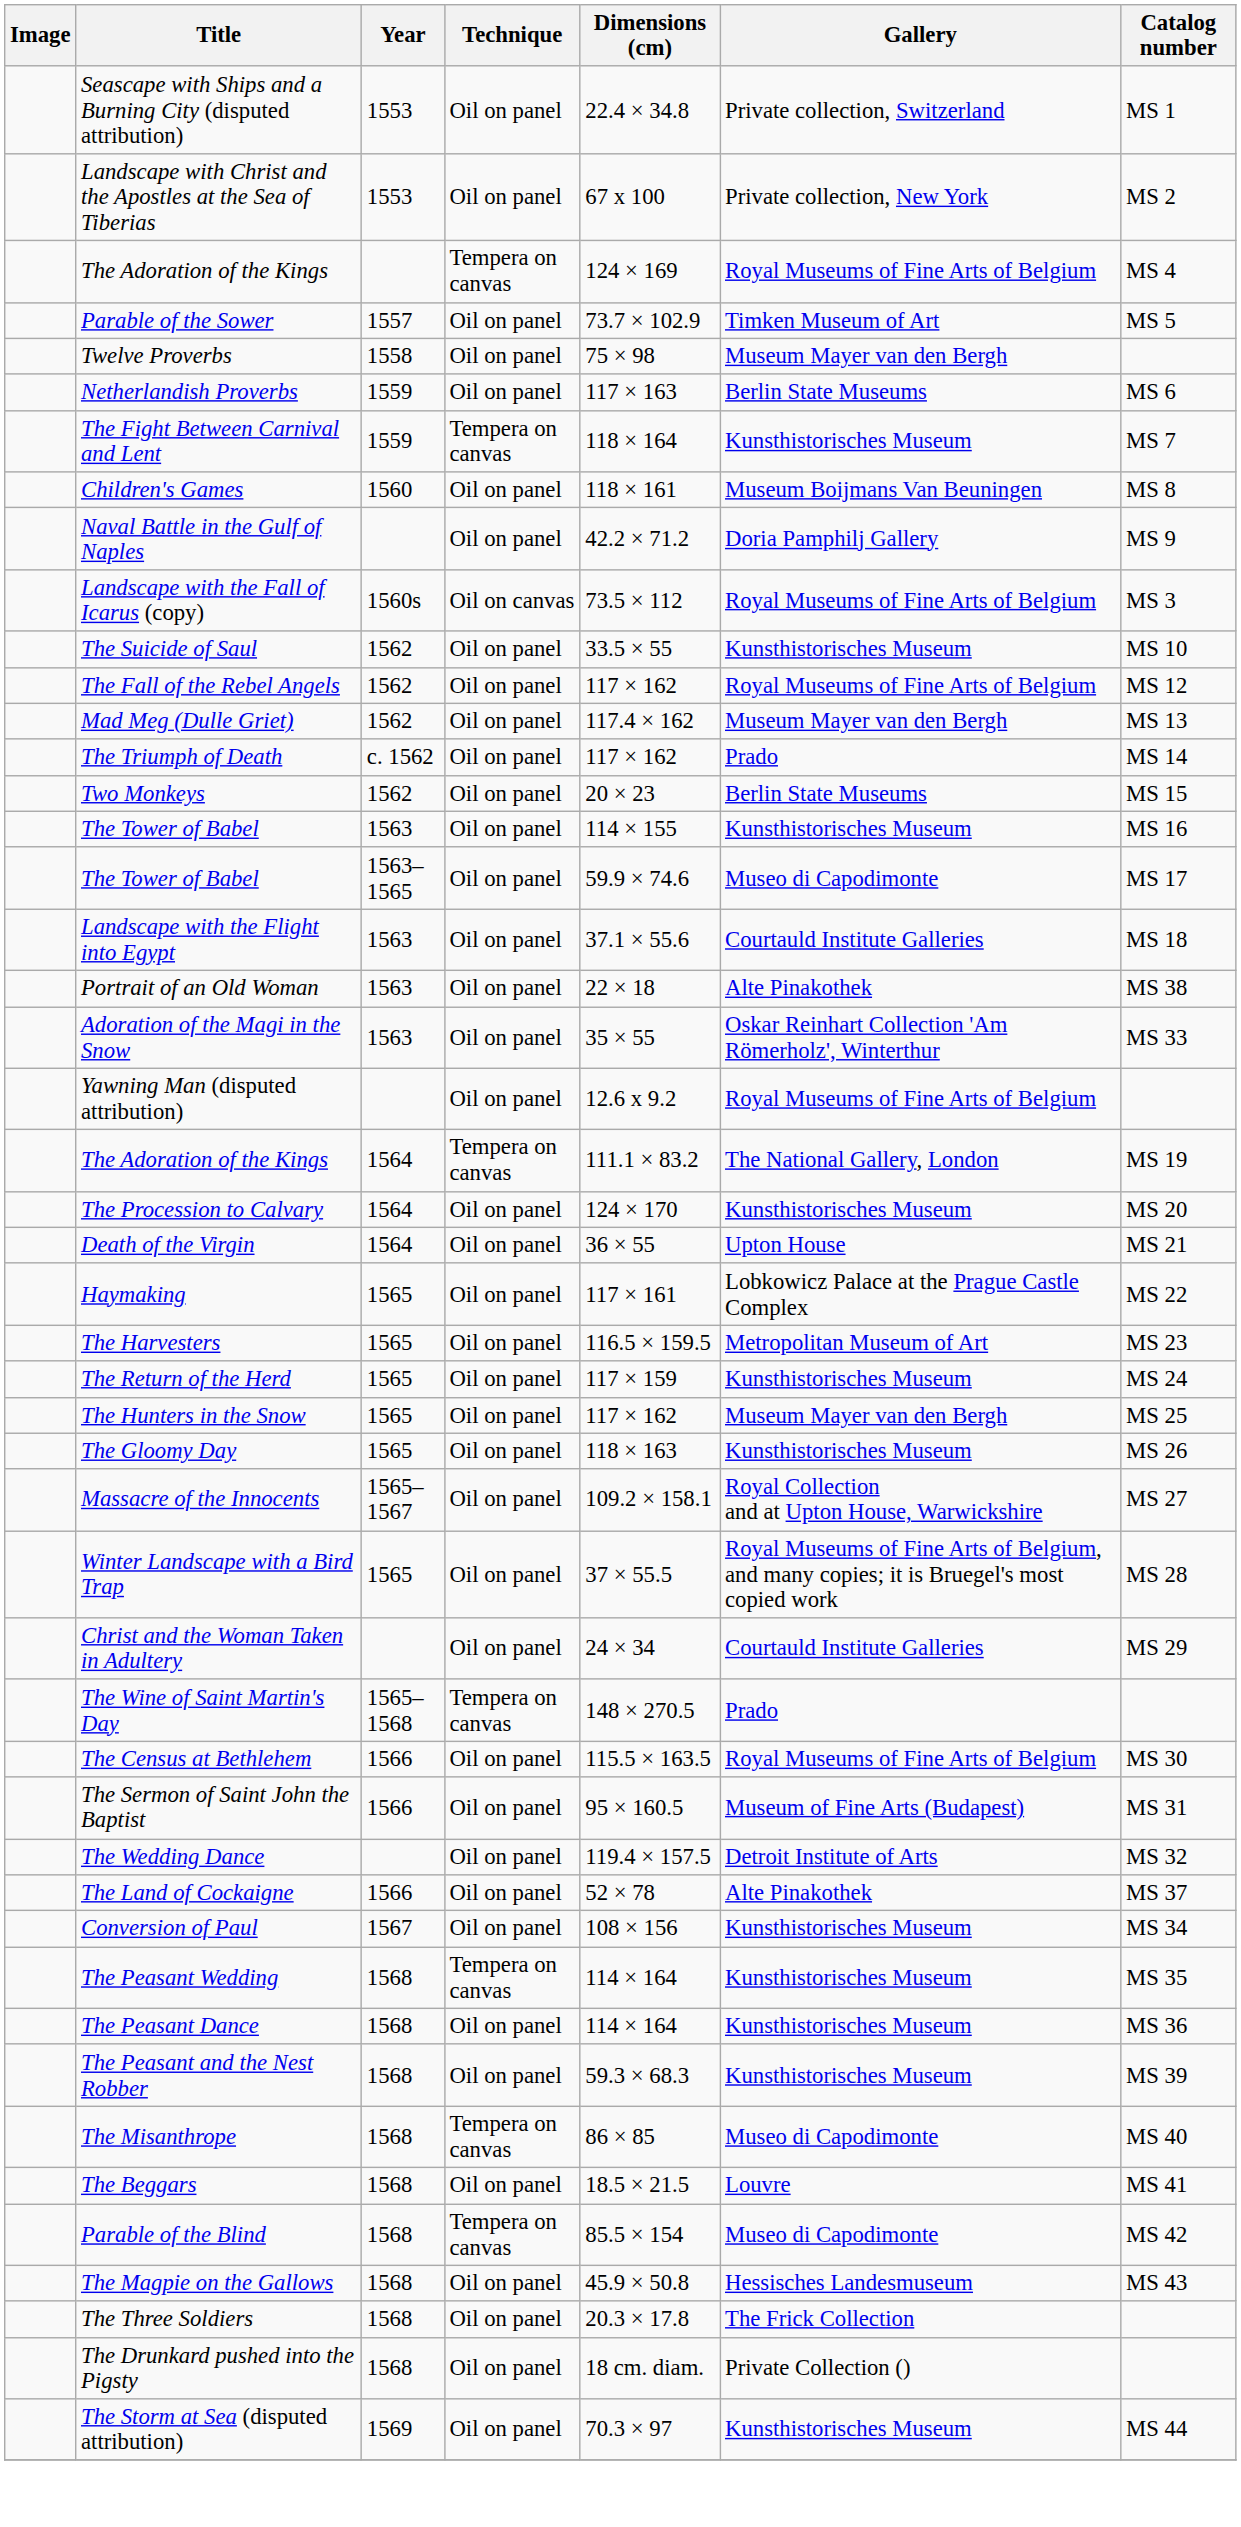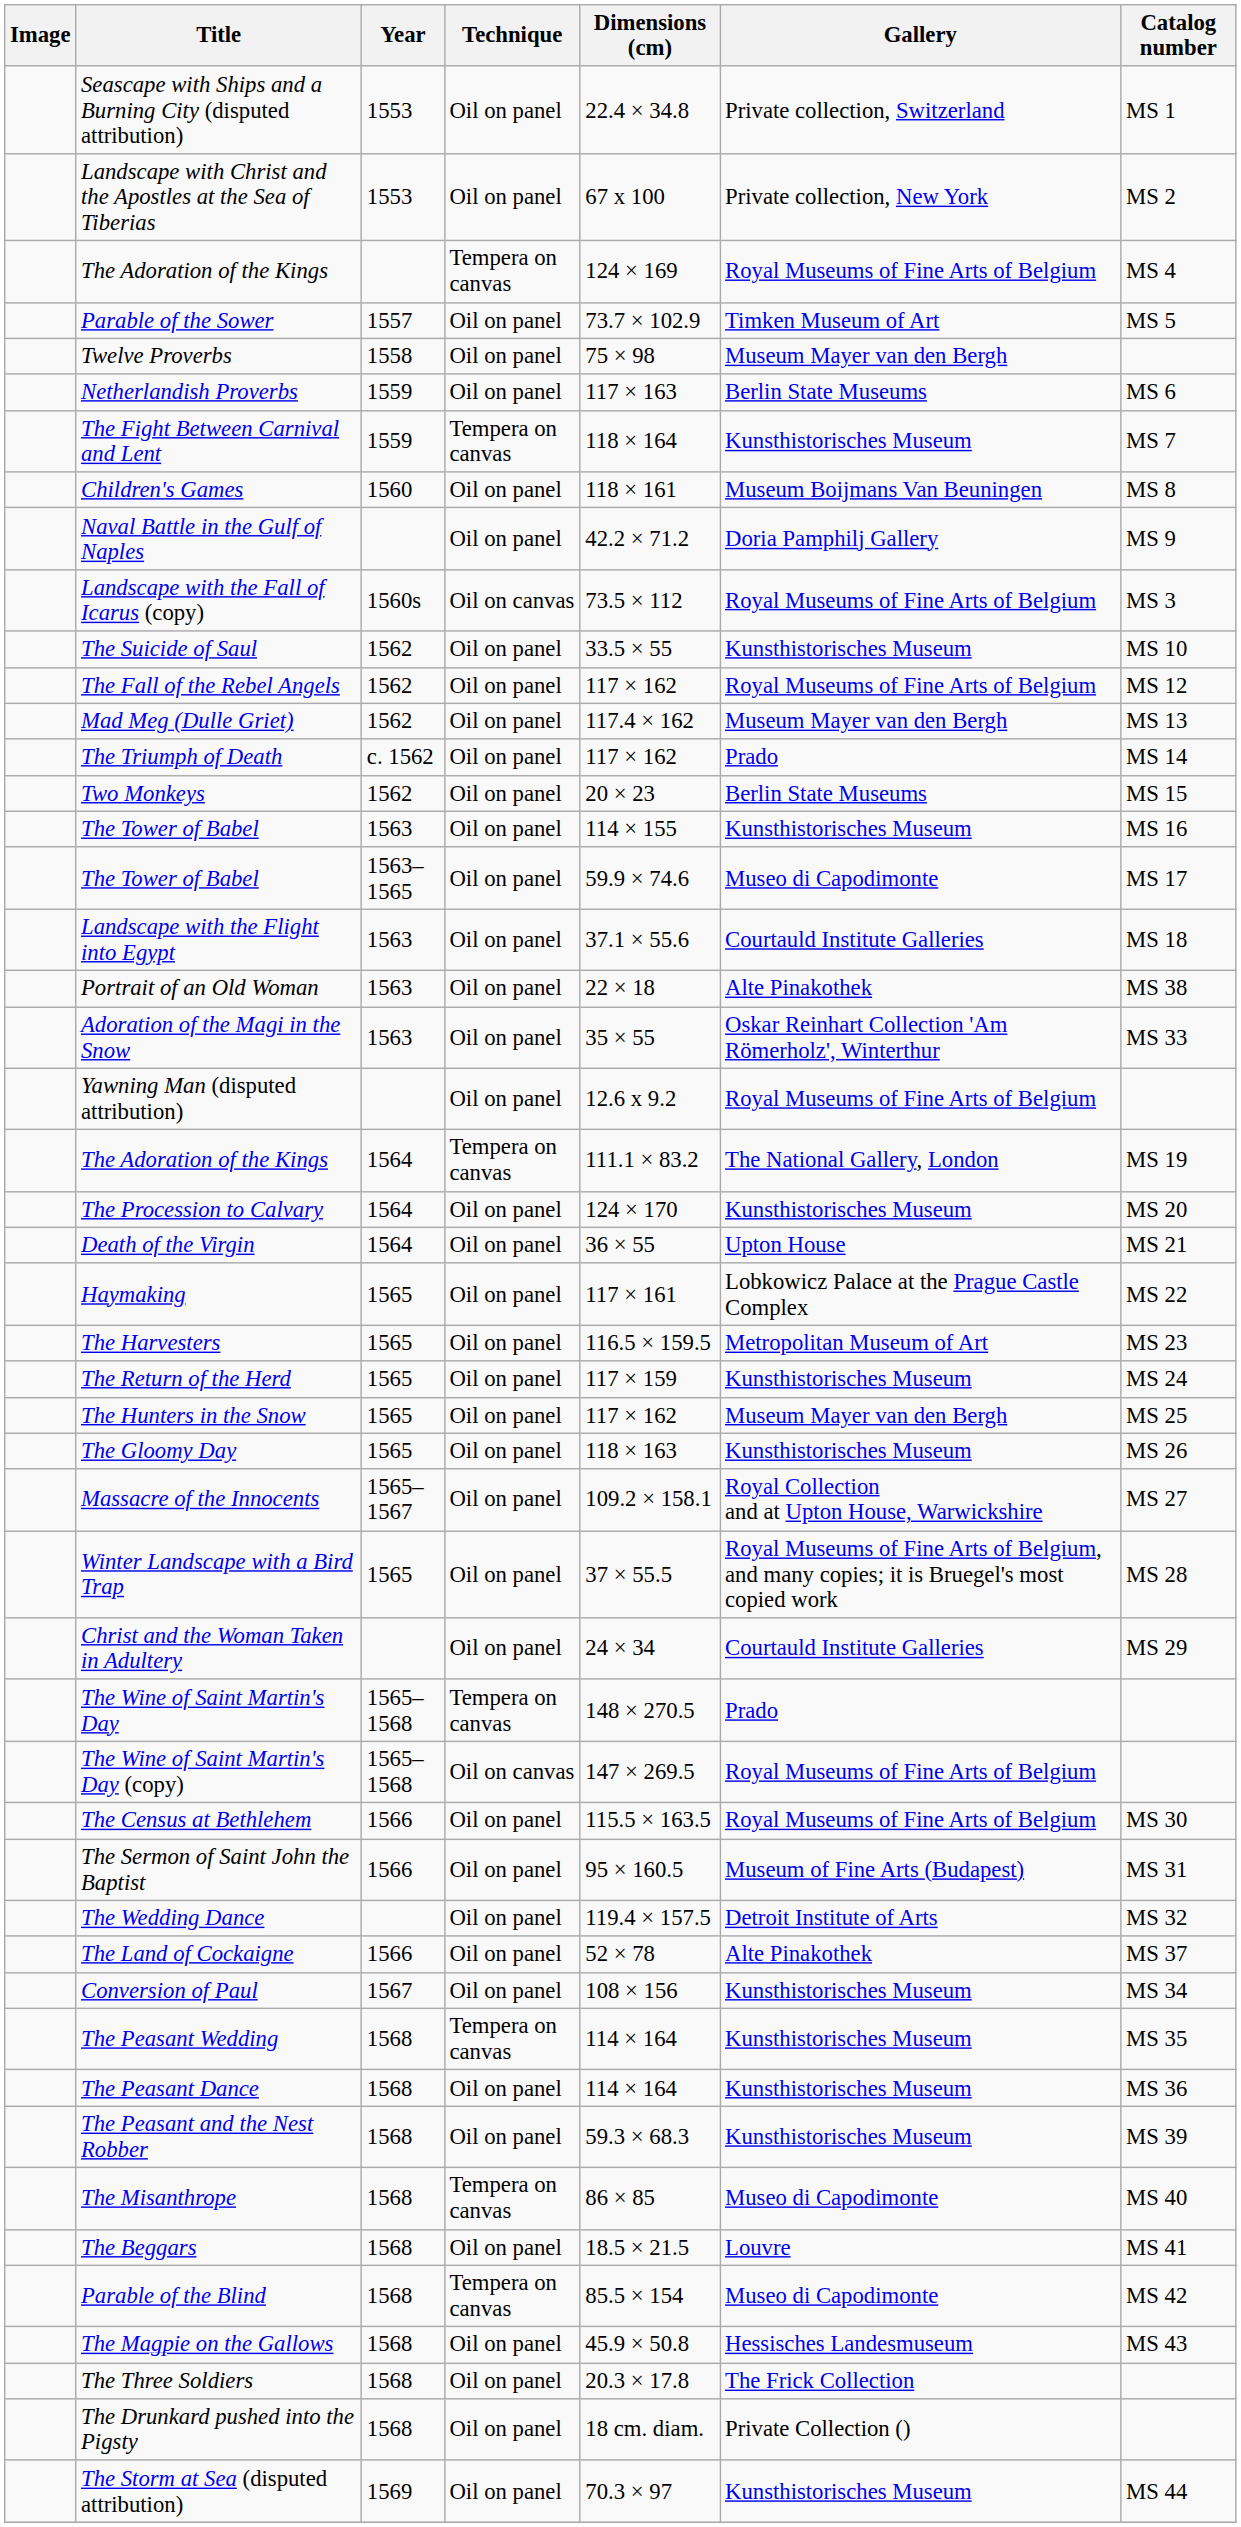+ row: (203, 1771)
